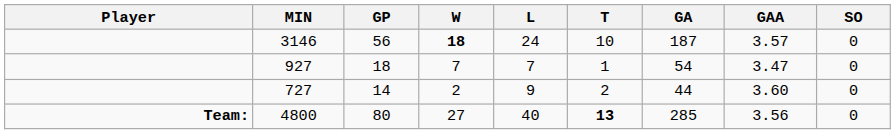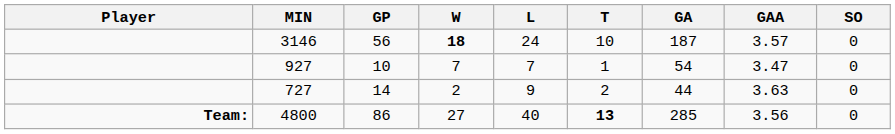(382, 67) 18 -> (382, 67) 10
(770, 91) 3.60 -> (770, 91) 3.63
(382, 116) 80 -> (382, 116) 86
